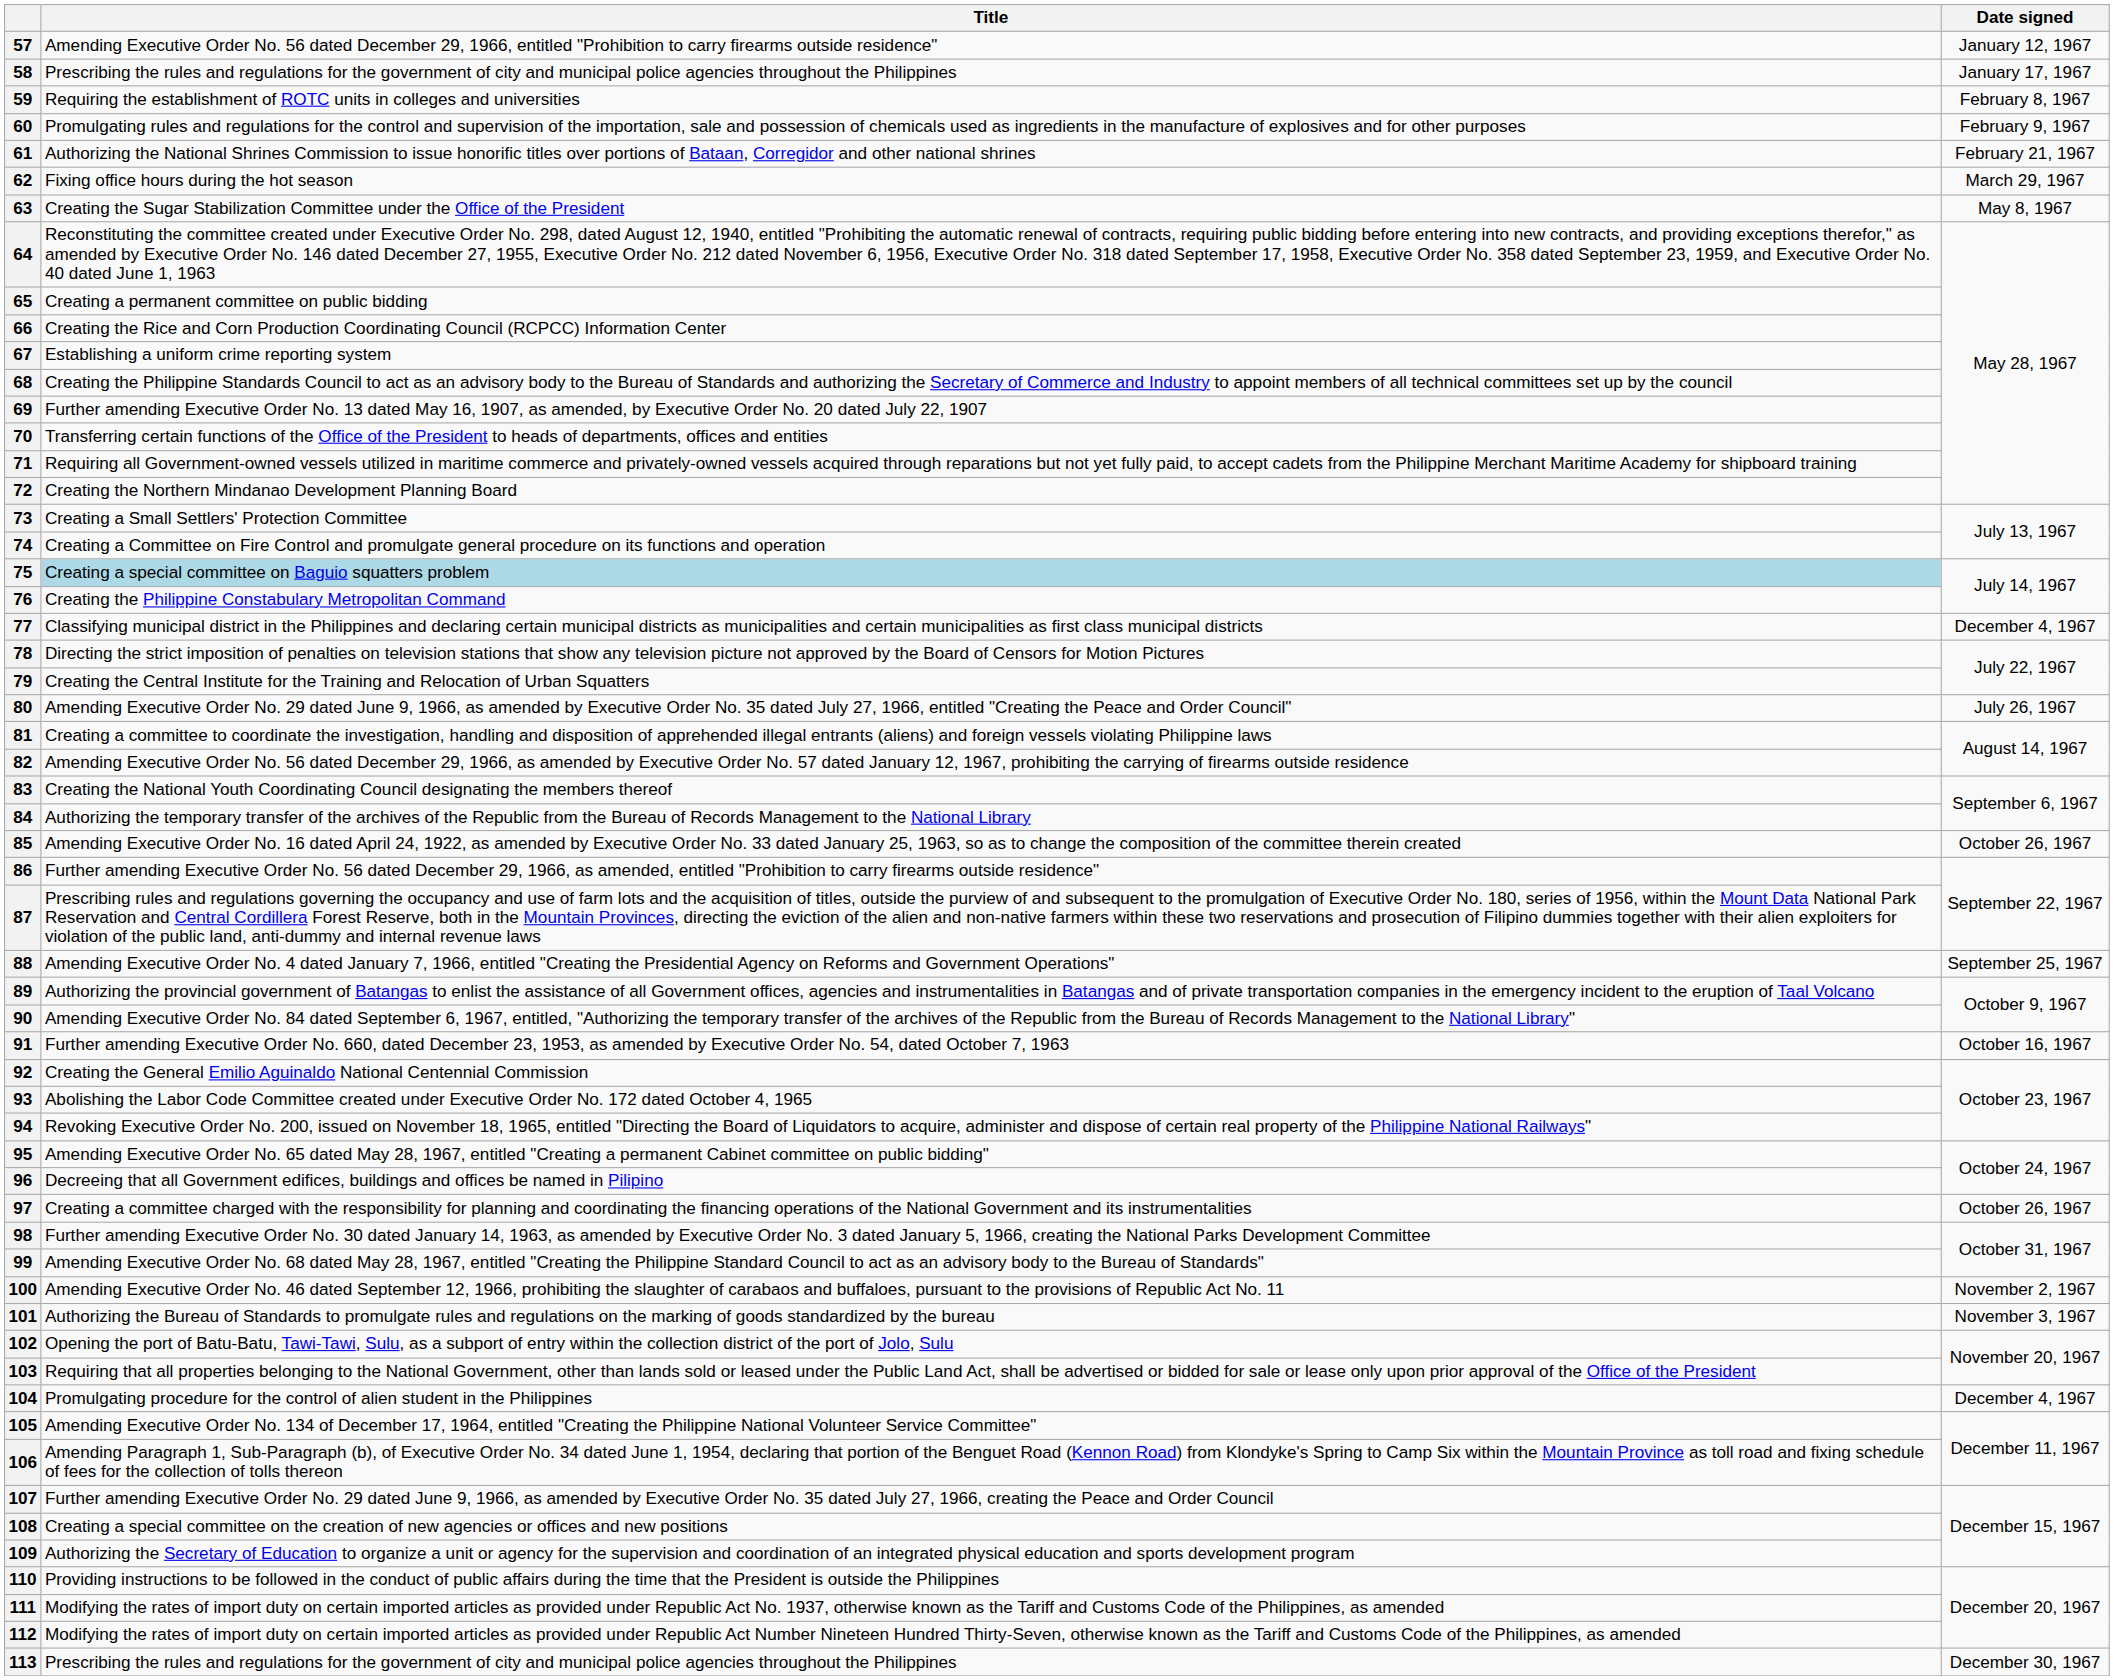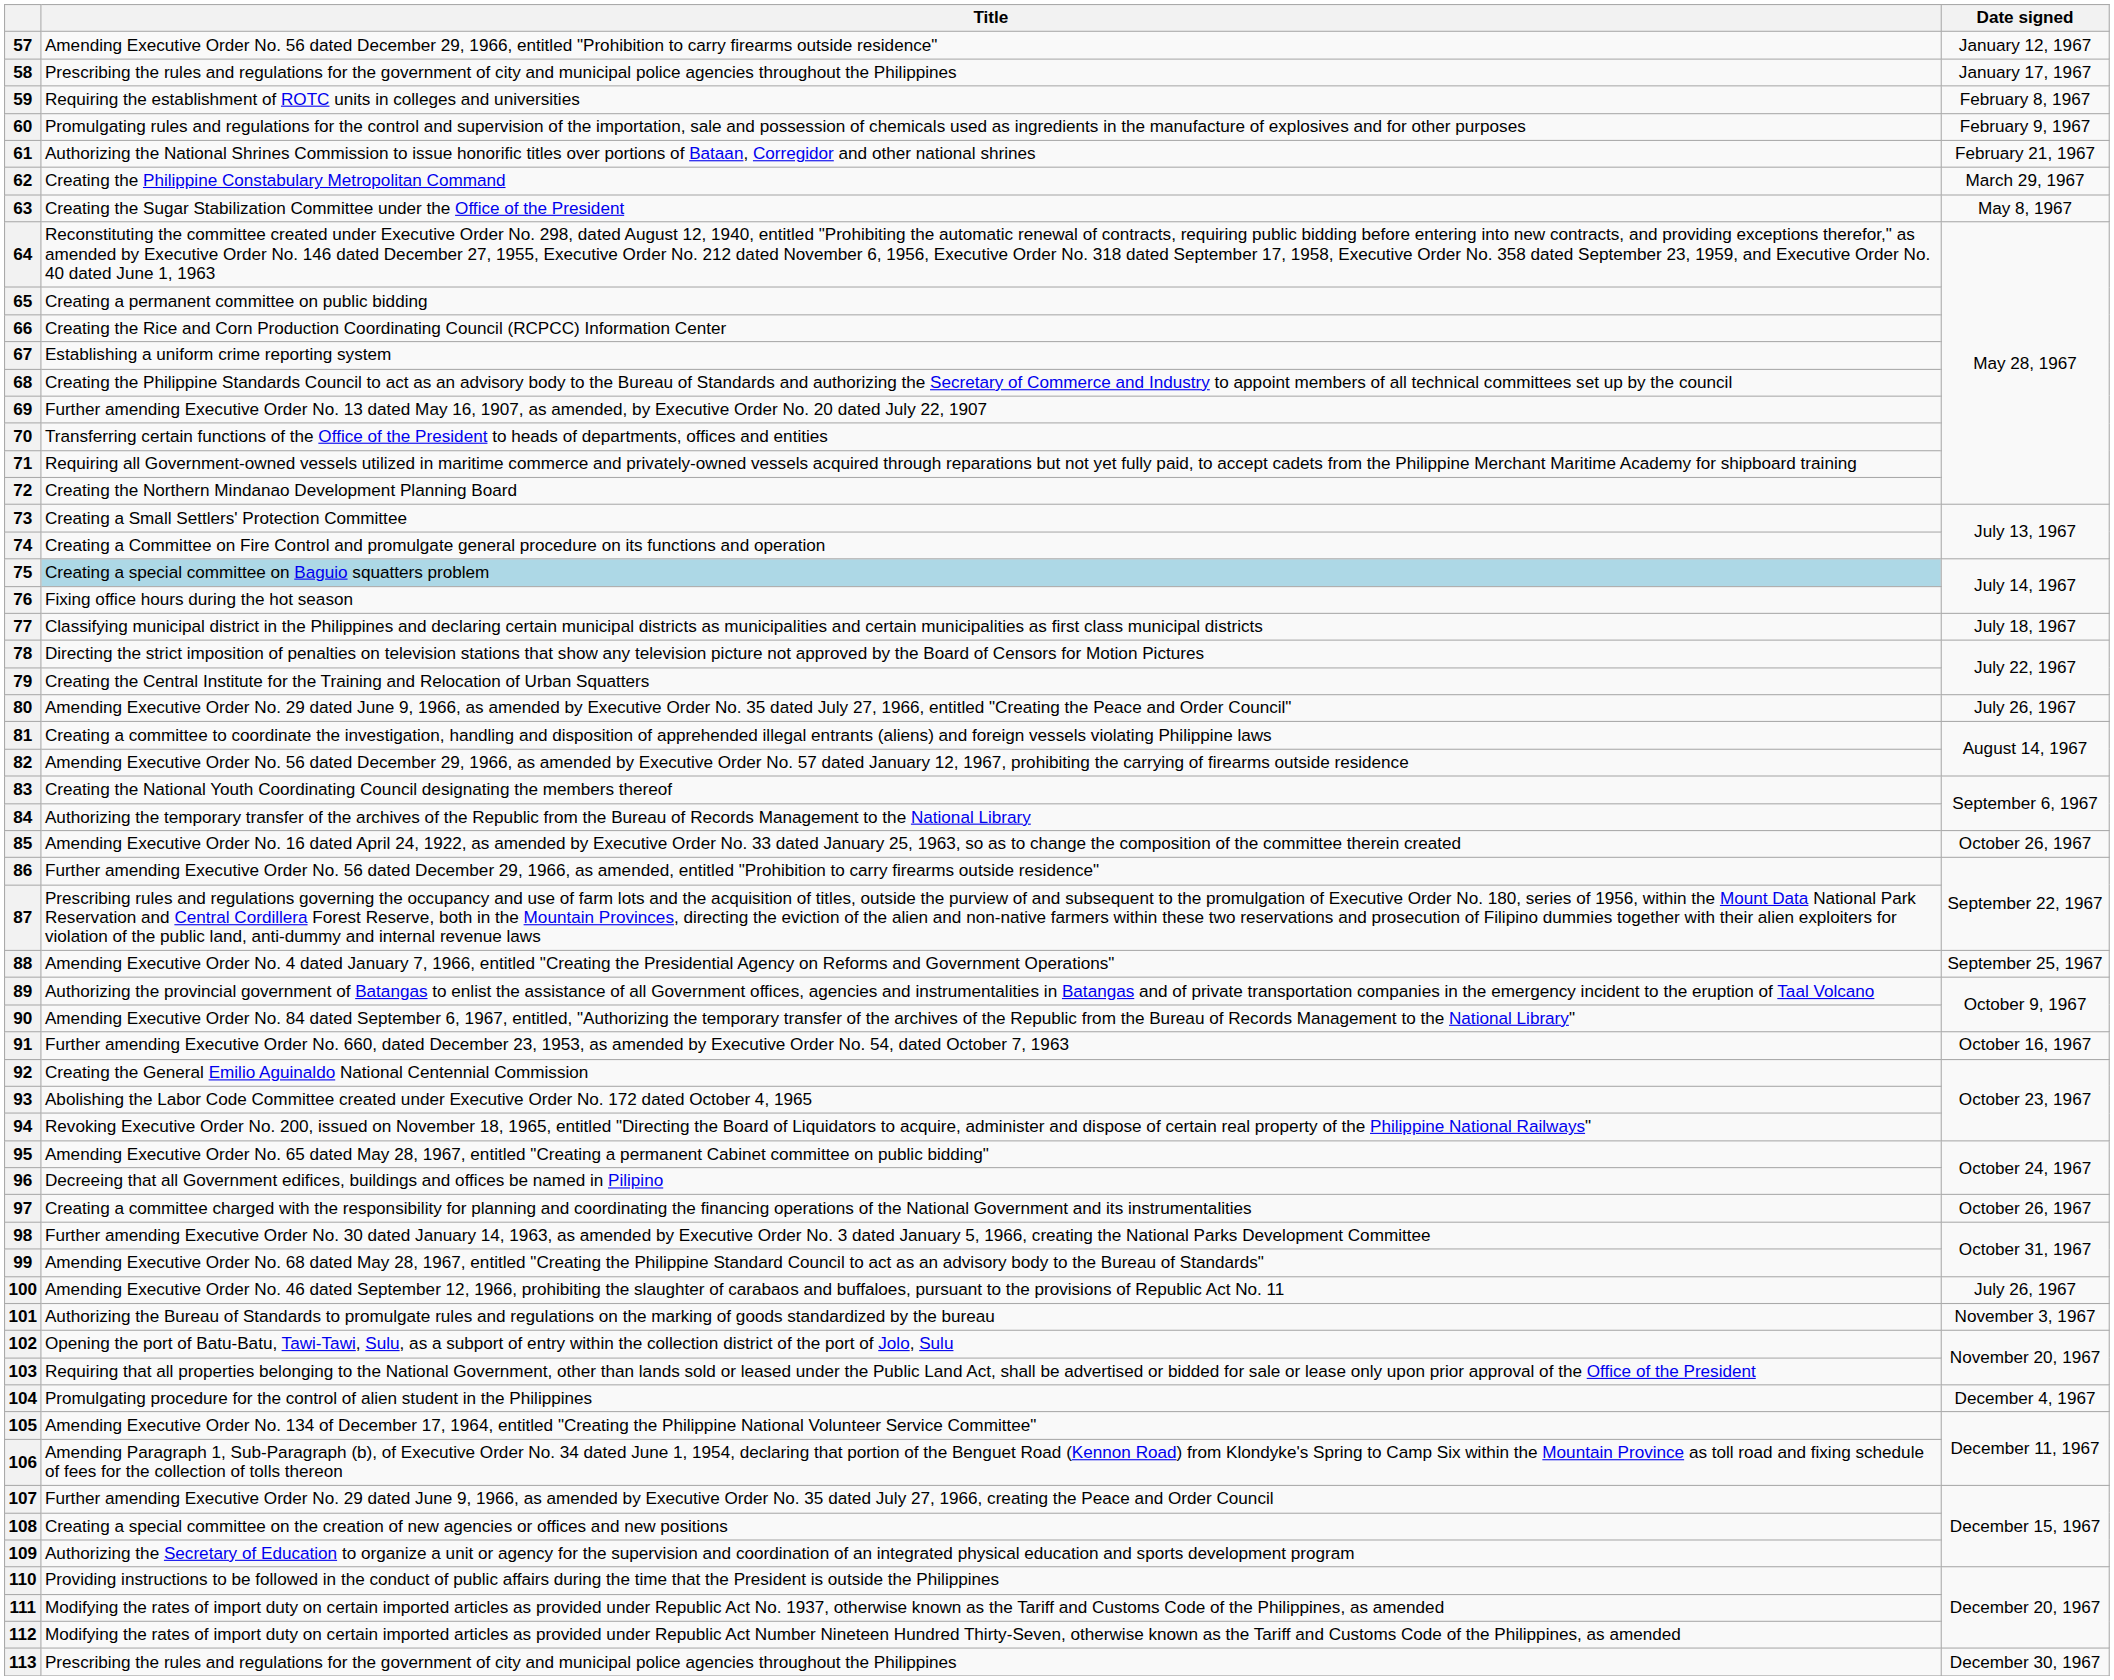(199, 180) Fixing office hours during the hot season -> (275, 180) Creating the Philippine Constabulary Metropolitan Command
(275, 599) Creating the Philippine Constabulary Metropolitan Command -> (199, 599) Fixing office hours during the hot season
(2025, 626) December 4, 1967 -> (2025, 626) July 18, 1967
(2025, 1289) November 2, 1967 -> (2025, 1289) July 26, 1967
